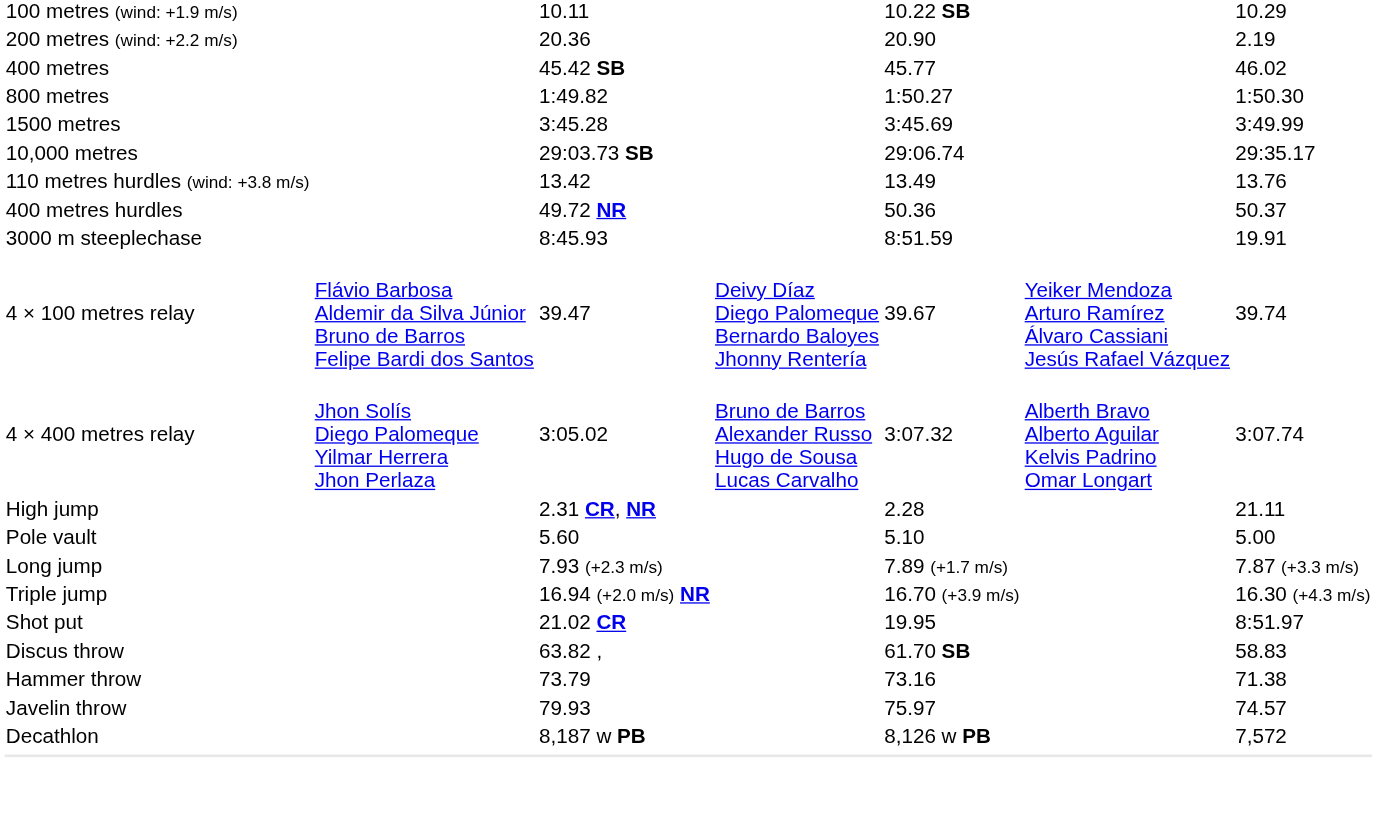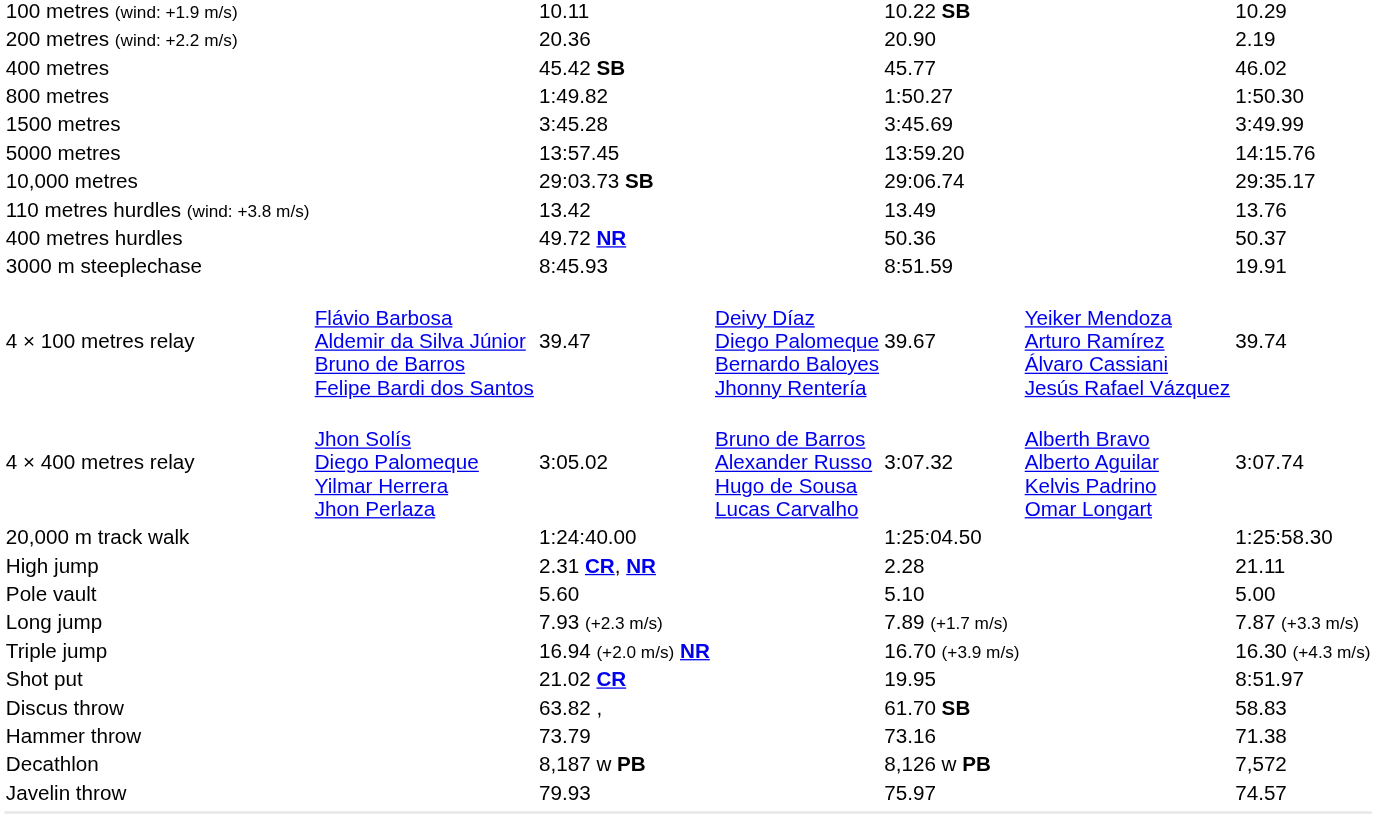+ row: (63, 153)
+ row: (98, 537)
rows swapped: (66, 707) <-> (52, 736)
